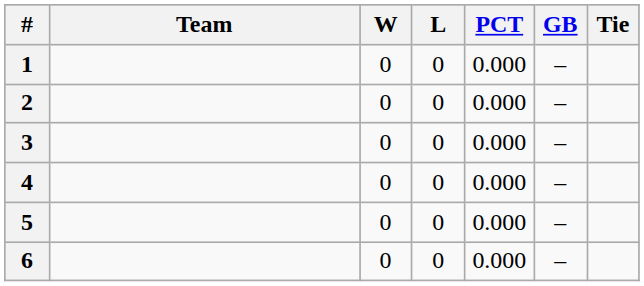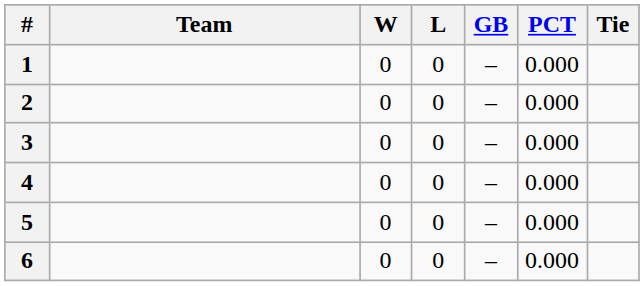columns swapped: (499, 24) <-> (560, 24)
